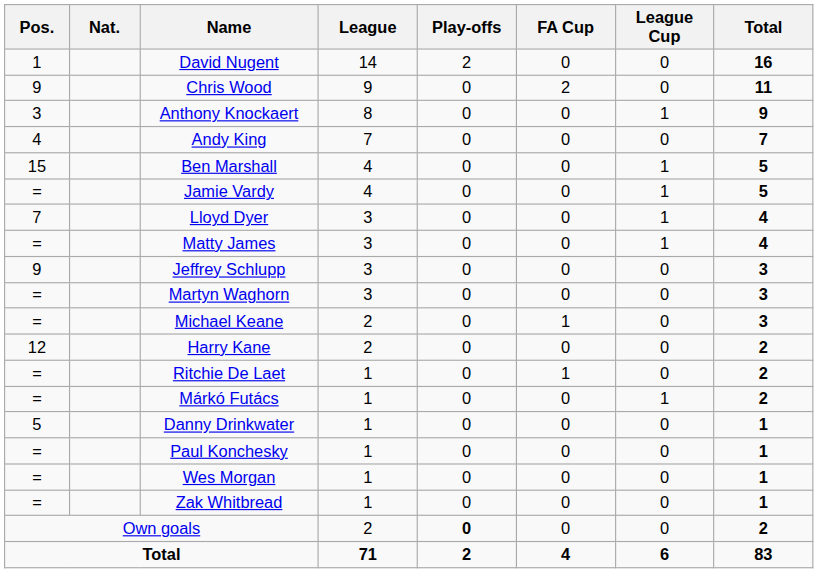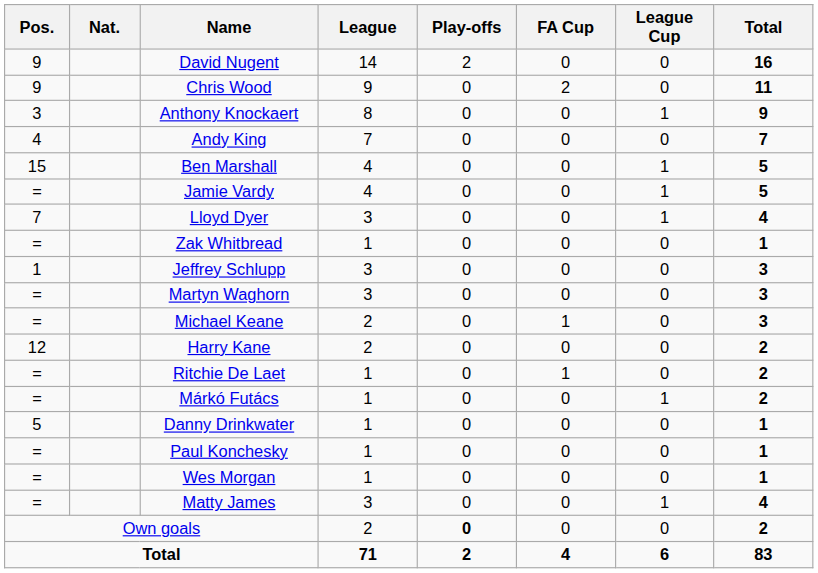(37, 62) 1 -> (37, 62) 9
rows swapped: (229, 244) <-> (229, 503)
(37, 270) 9 -> (37, 270) 1
